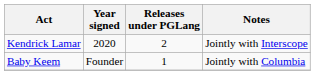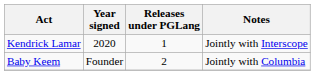(164, 43) 2 -> (164, 43) 1
(164, 61) 1 -> (164, 61) 2
